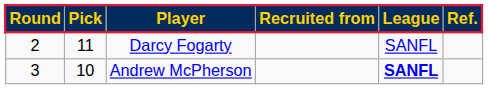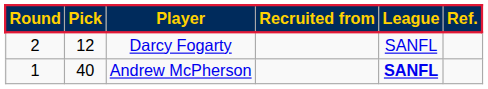(85, 46) 11 -> (85, 46) 12
(35, 71) 3 -> (35, 71) 1
(85, 71) 10 -> (85, 71) 40
